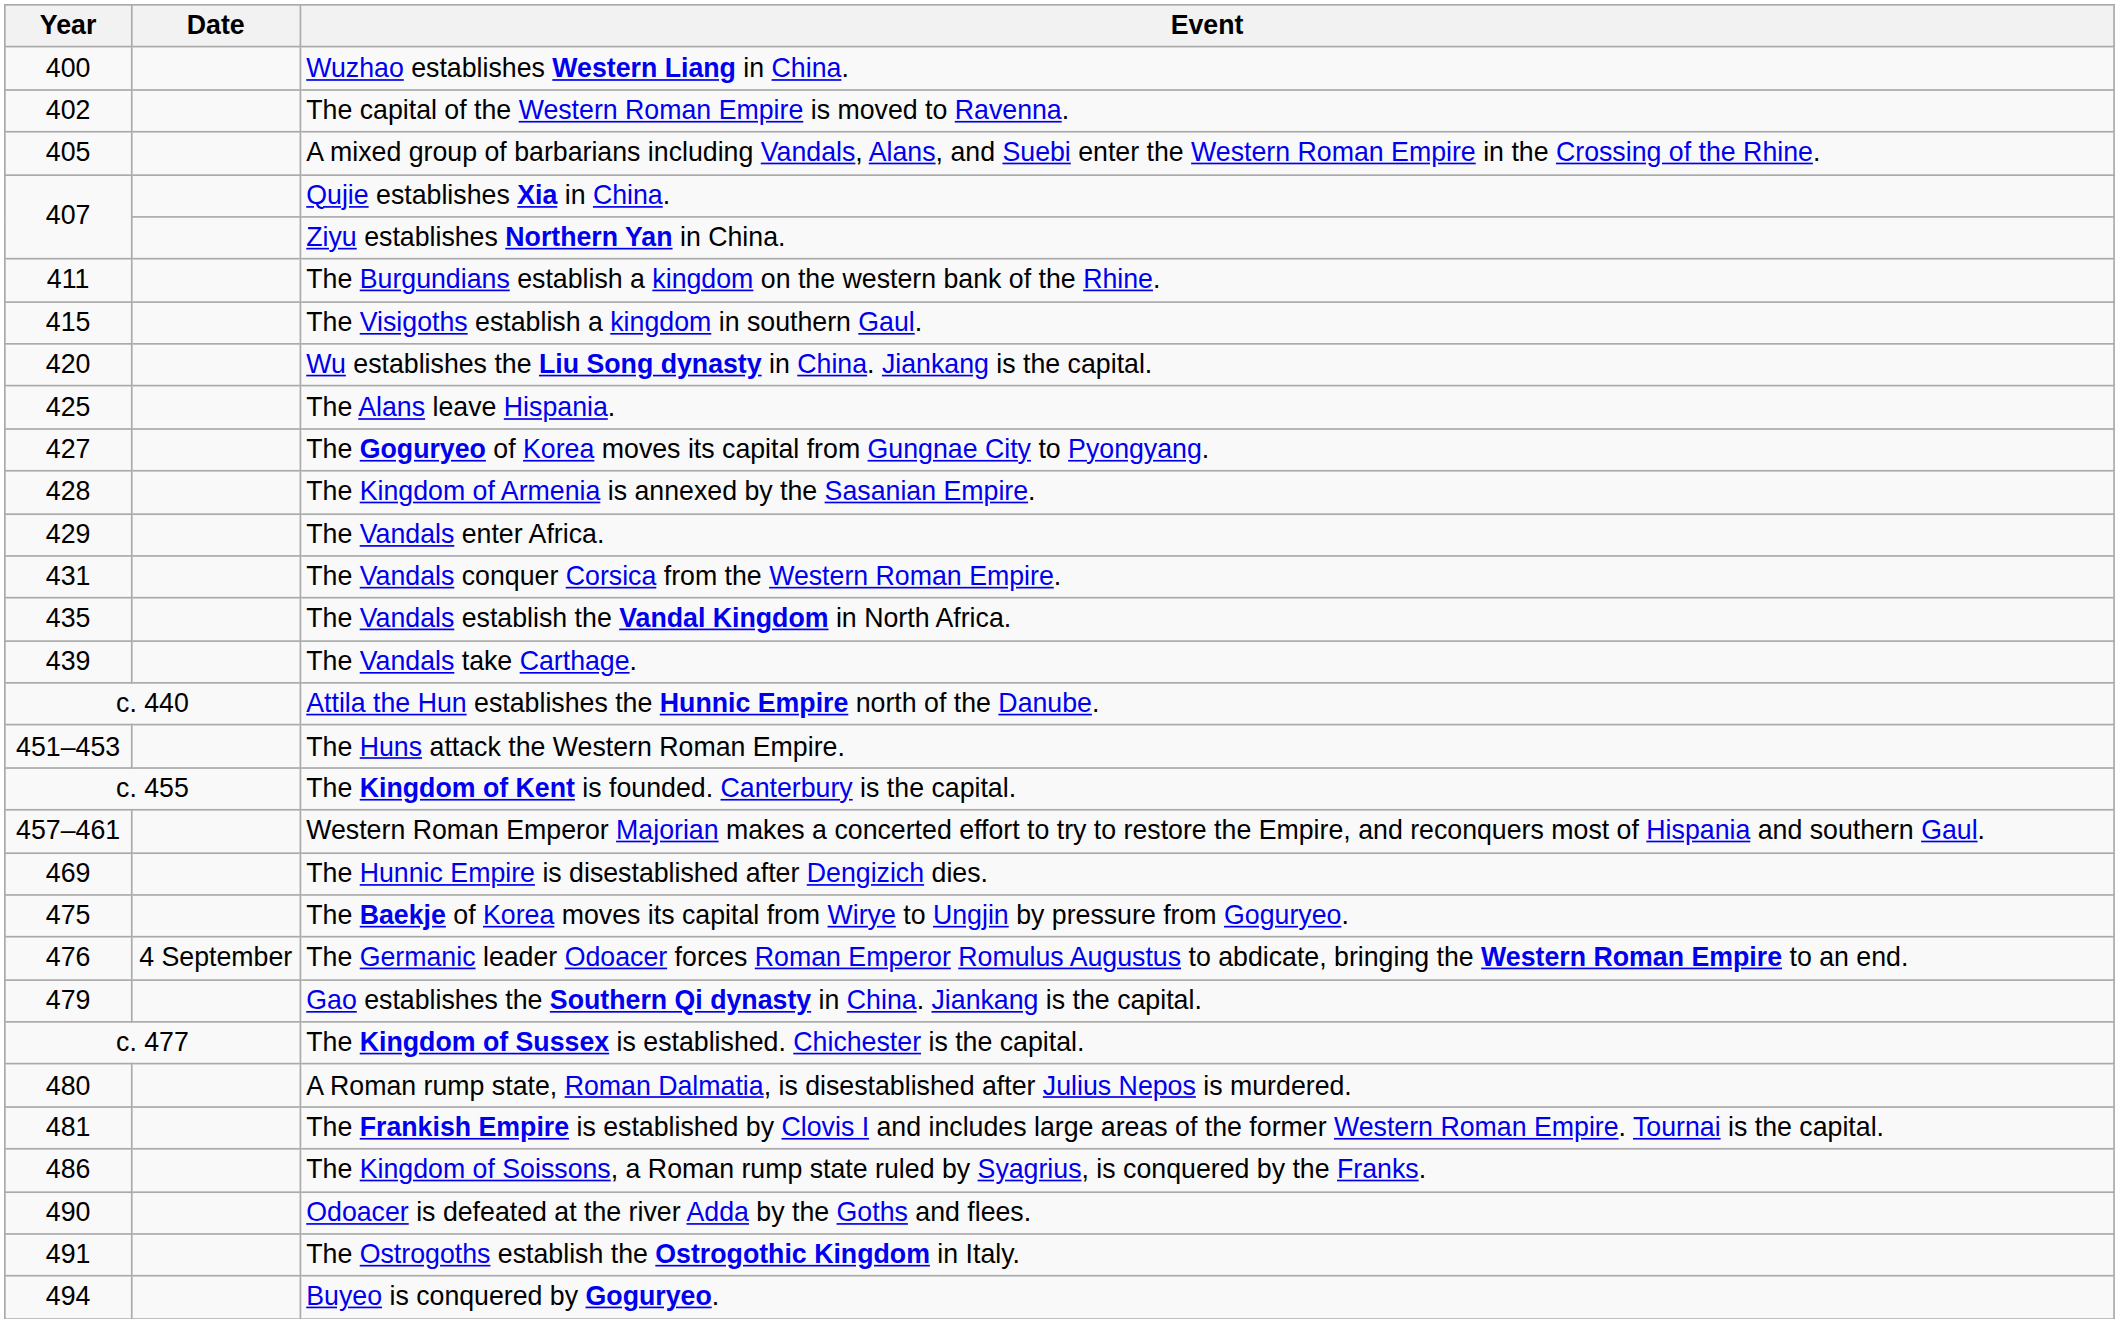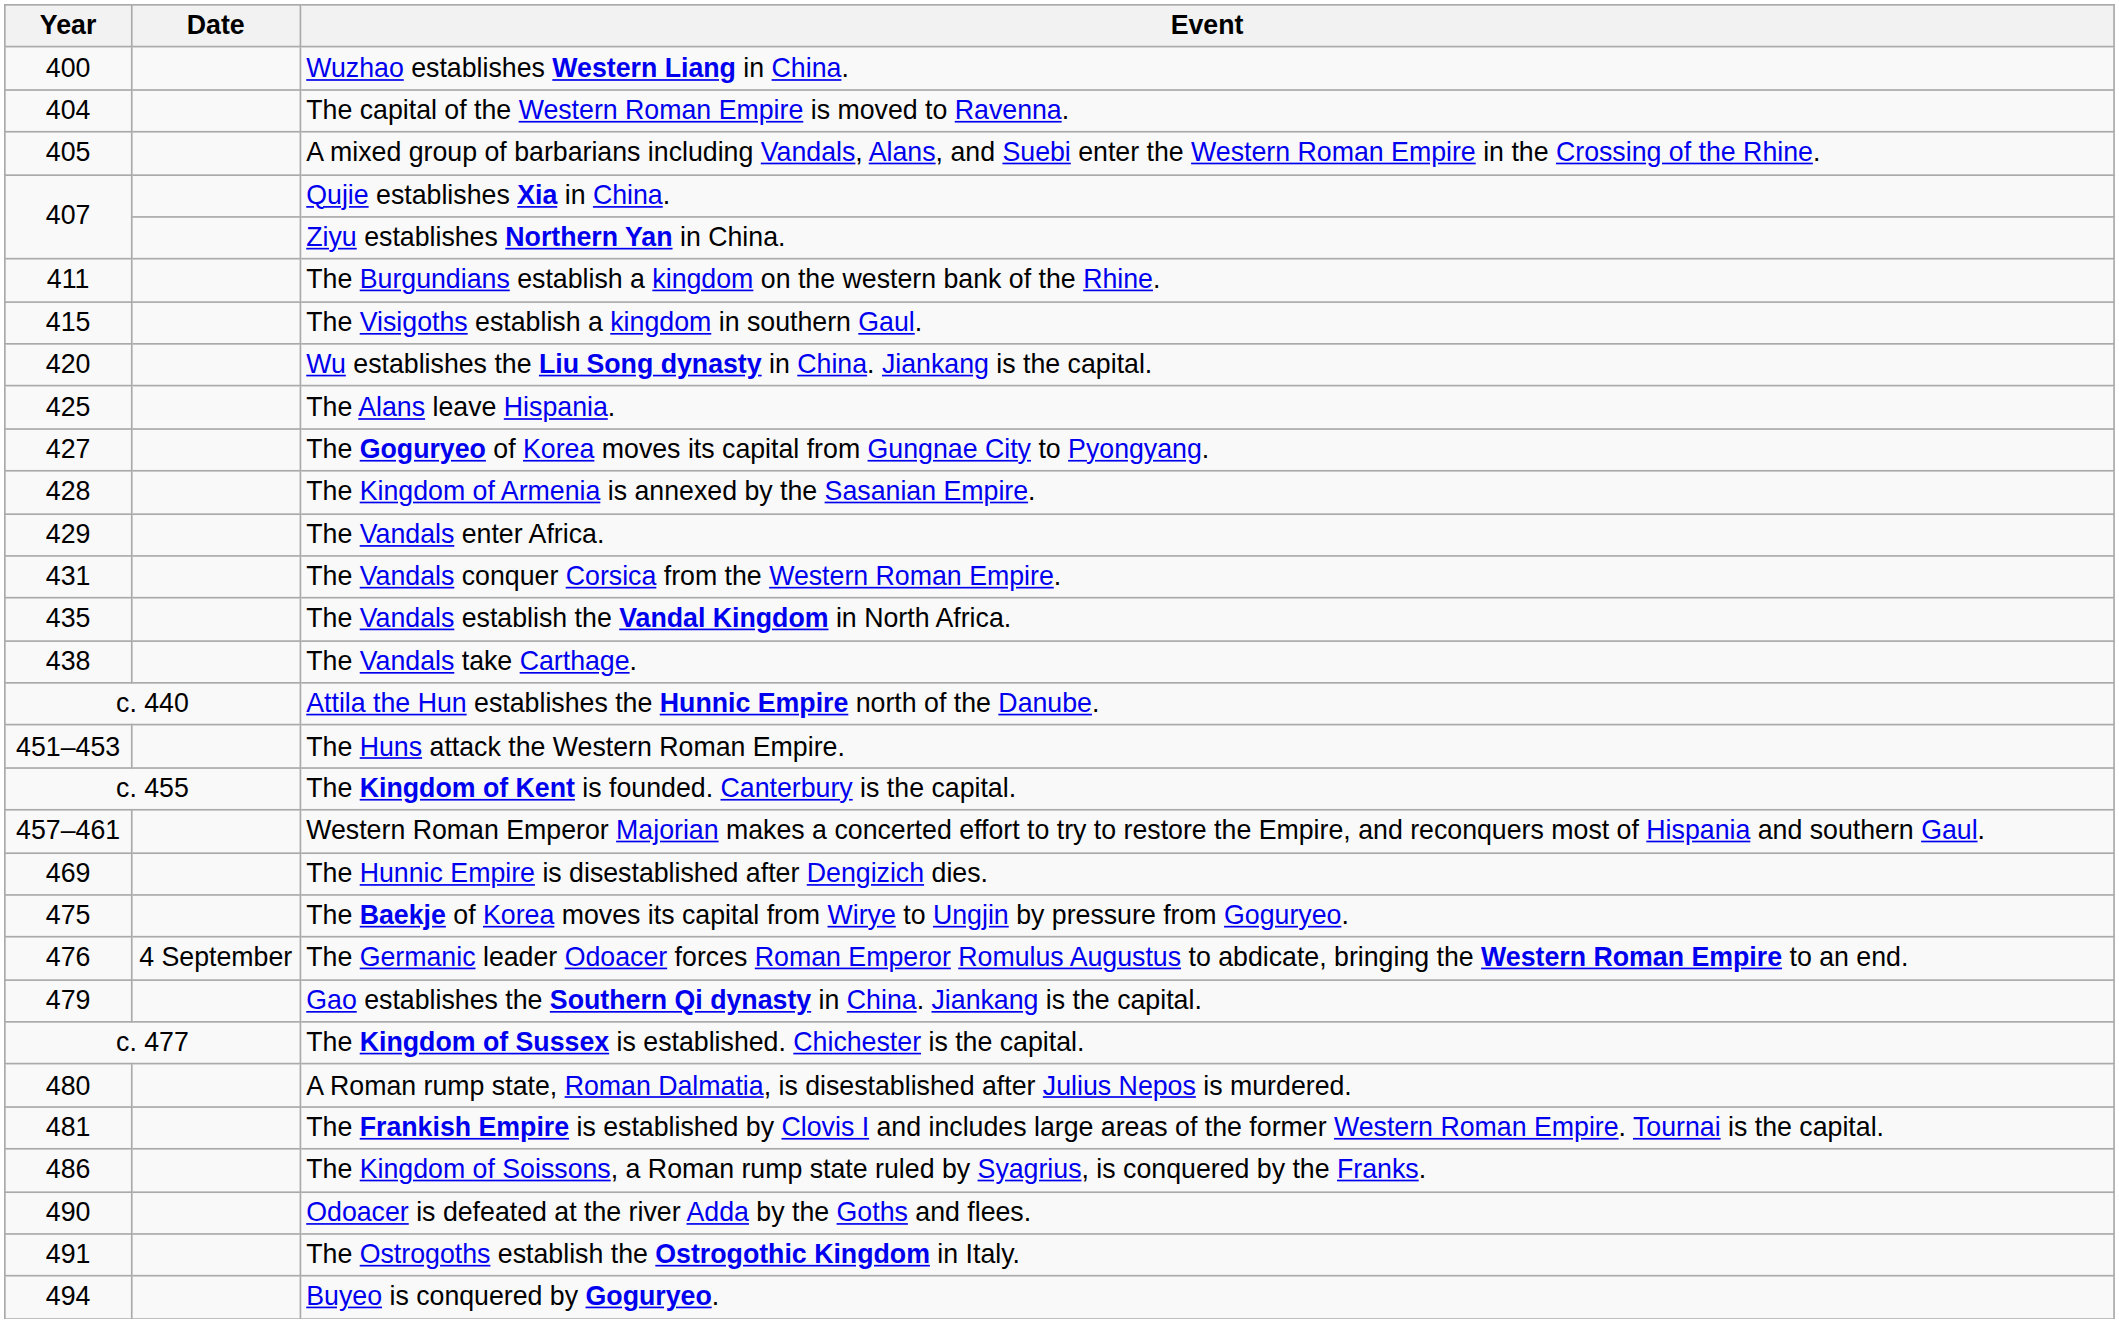(68, 110) 402 -> (68, 110) 404
(68, 661) 439 -> (68, 661) 438
